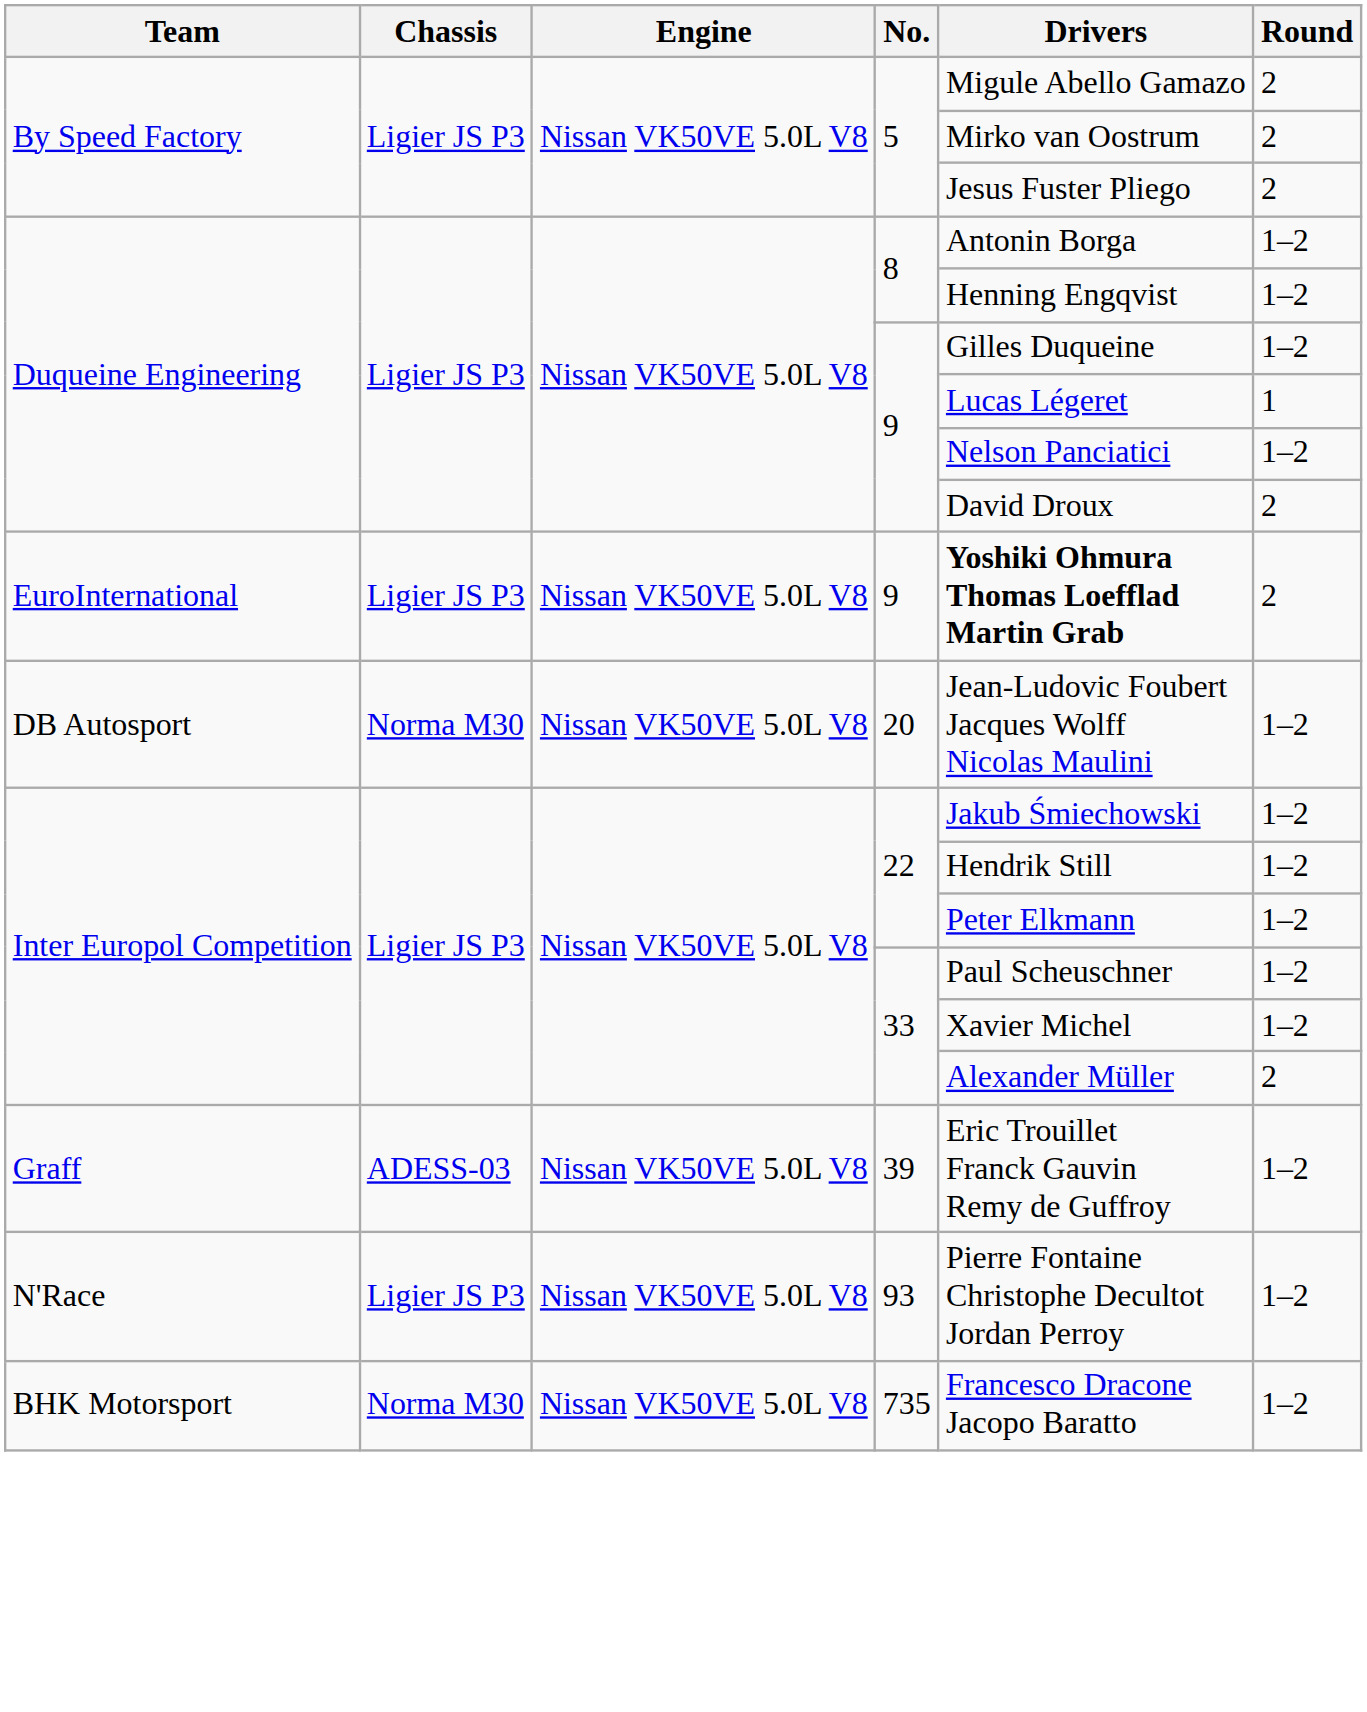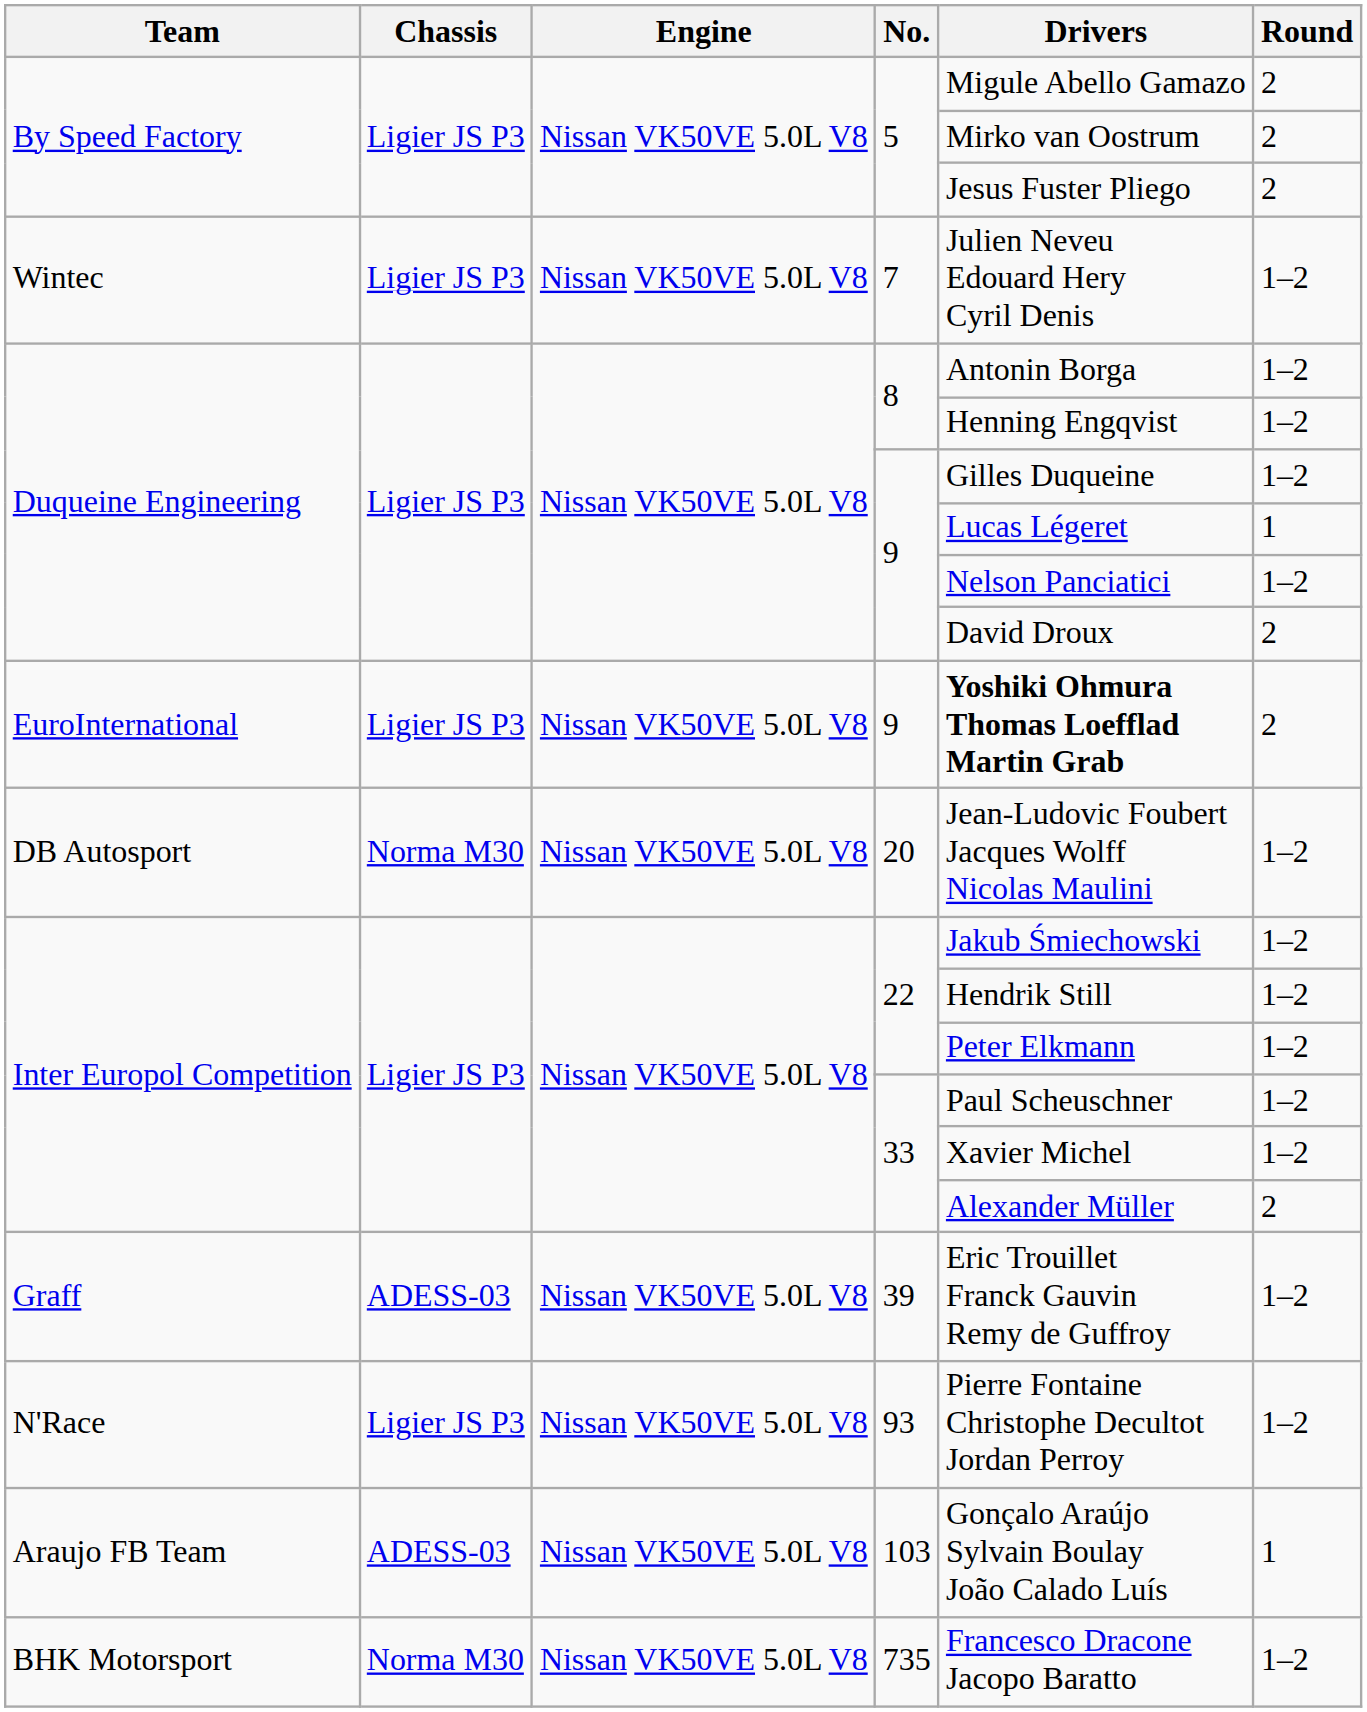+ row: (58, 278)
+ row: (120, 1551)
